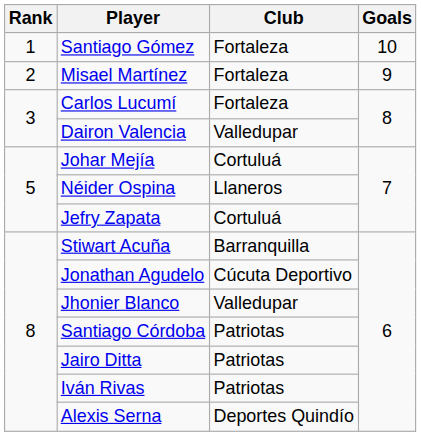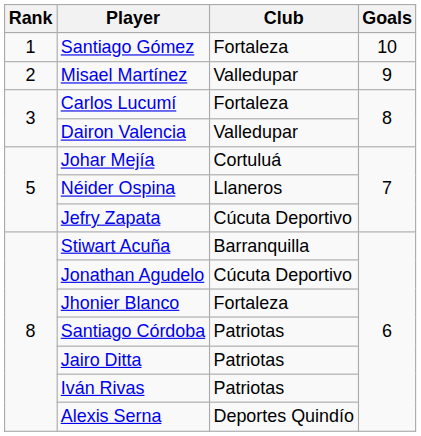(251, 75) Fortaleza -> (256, 75) Valledupar
(247, 217) Cortuluá -> (283, 217) Cúcuta Deportivo
(256, 302) Valledupar -> (251, 302) Fortaleza
